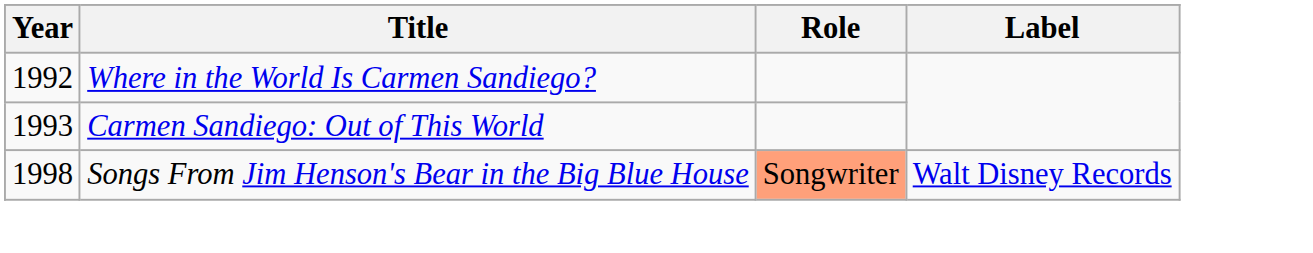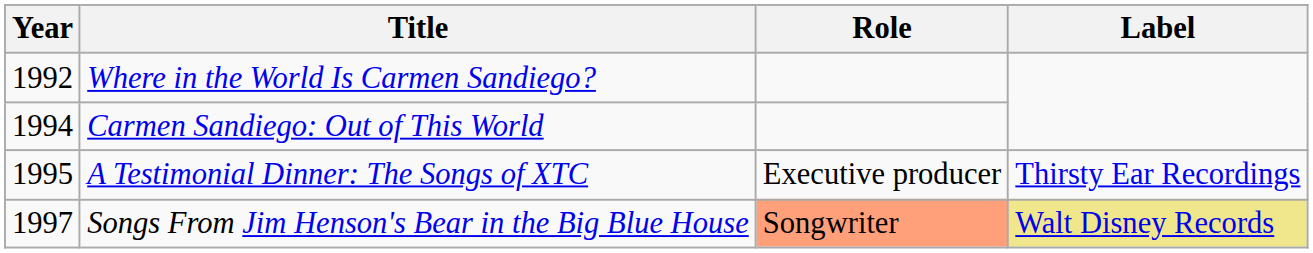(43, 125) 1993 -> (43, 125) 1994
+ row: (338, 174)
(43, 174) 1998 -> (43, 222) 1997
(1042, 174) no background -> (1145, 222) khaki background
